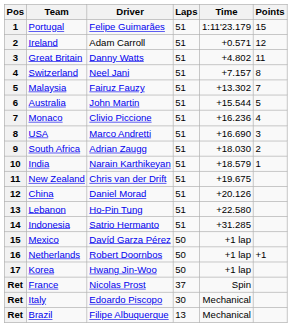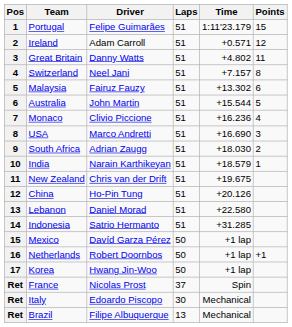(258, 88) 7 -> (258, 88) 6
(118, 194) Daniel Morad -> (116, 194) Ho-Pin Tung
(116, 209) Ho-Pin Tung -> (118, 209) Daniel Morad
